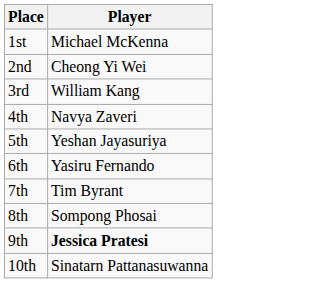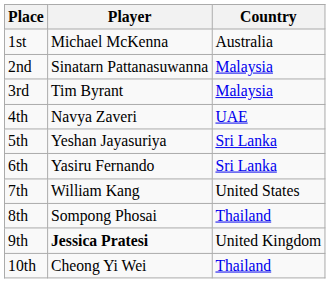+ column: (268, 16)
(99, 66) Cheong Yi Wei -> (130, 66) Sinatarn Pattanasuwanna
(95, 91) William Kang -> (87, 91) Tim Byrant
(87, 191) Tim Byrant -> (95, 191) William Kang
(130, 265) Sinatarn Pattanasuwanna -> (99, 265) Cheong Yi Wei
